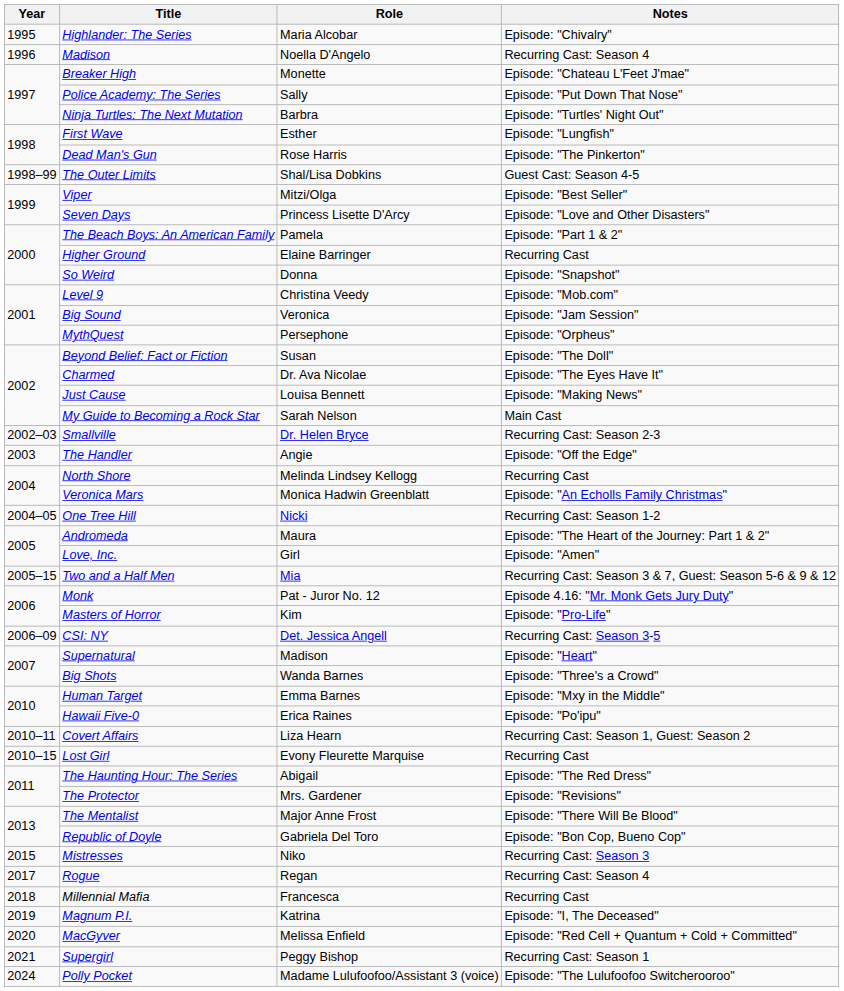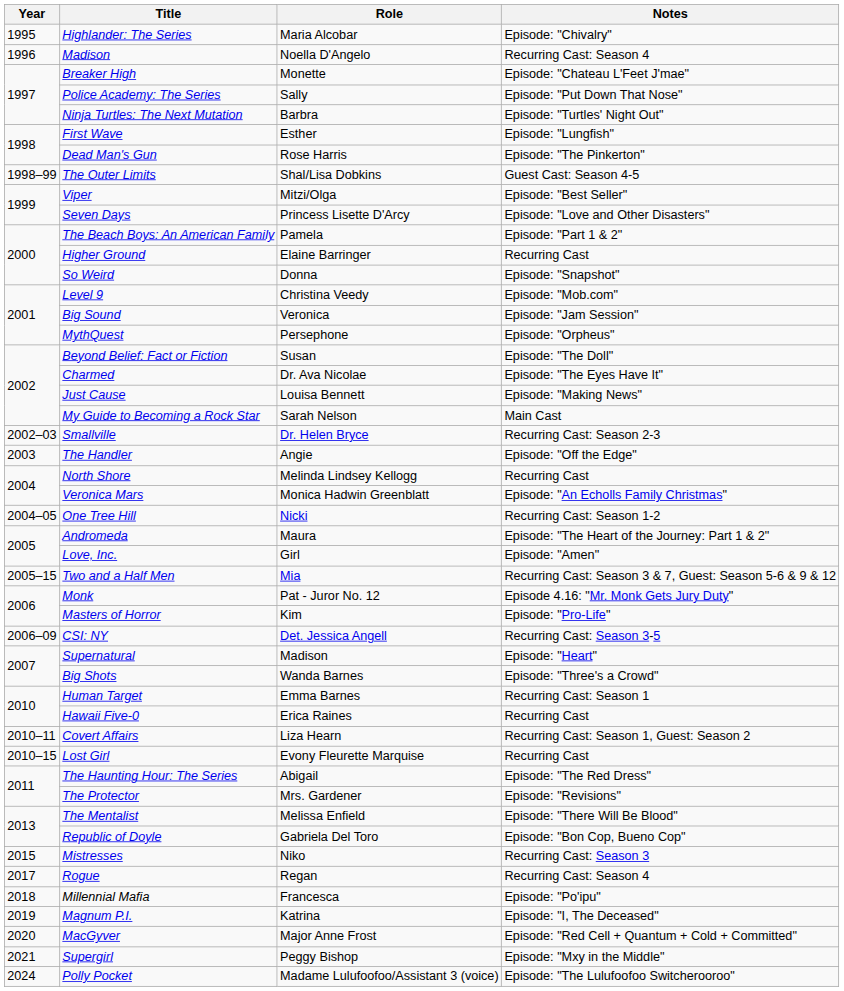(584, 696) Episode: "Mxy in the Middle" -> (577, 696) Recurring Cast: Season 1
(553, 716) Episode: "Po'ipu" -> (547, 716) Recurring Cast
(328, 816) Major Anne Frost -> (323, 816) Melissa Enfield
(547, 896) Recurring Cast -> (553, 896) Episode: "Po'ipu"
(323, 936) Melissa Enfield -> (328, 936) Major Anne Frost
(577, 956) Recurring Cast: Season 1 -> (584, 956) Episode: "Mxy in the Middle"
